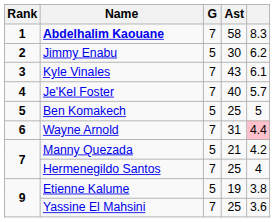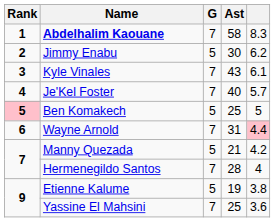(22, 111) no background -> (22, 111) pink background
(234, 169) 25 -> (234, 169) 28
